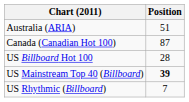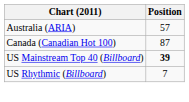(165, 27) 51 -> (165, 27) 57
- row: (50, 58)
